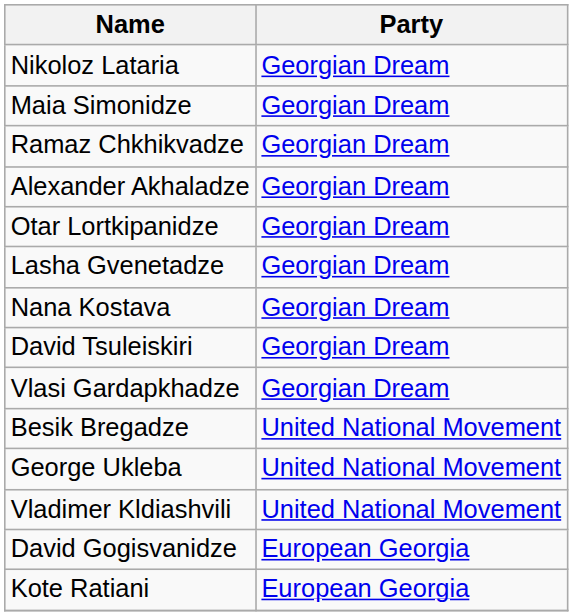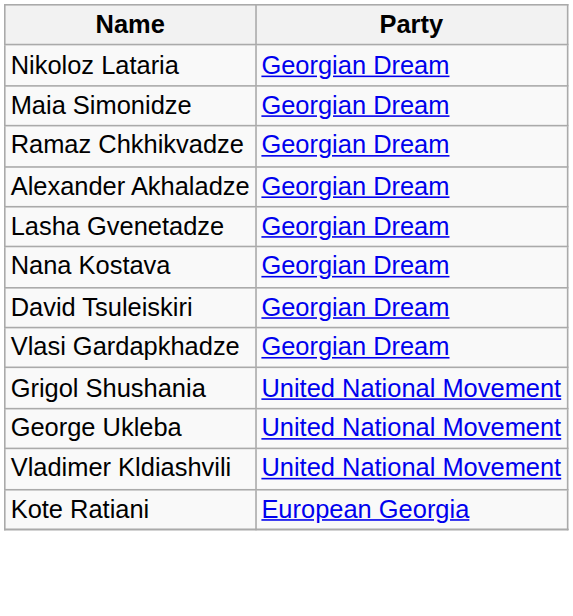- row: (115, 226)
+ row: (108, 387)
- row: (100, 428)
- row: (124, 549)
